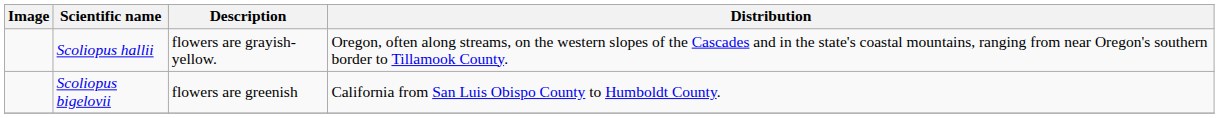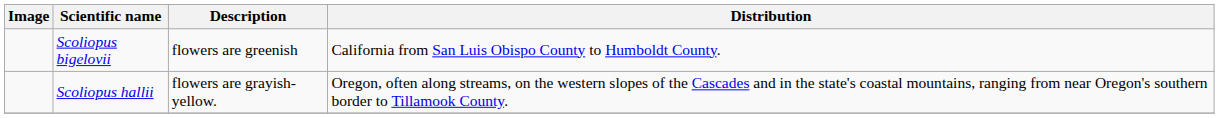rows swapped: (87, 92) <-> (105, 50)
